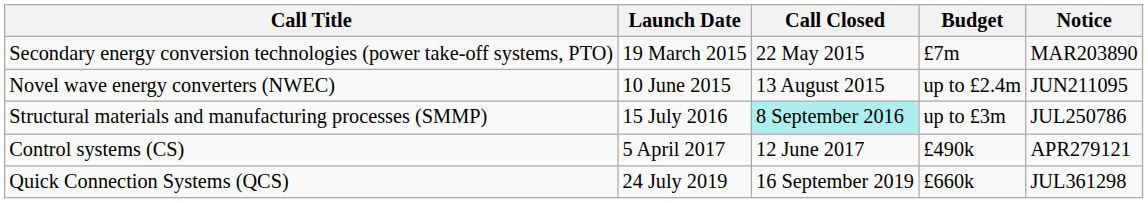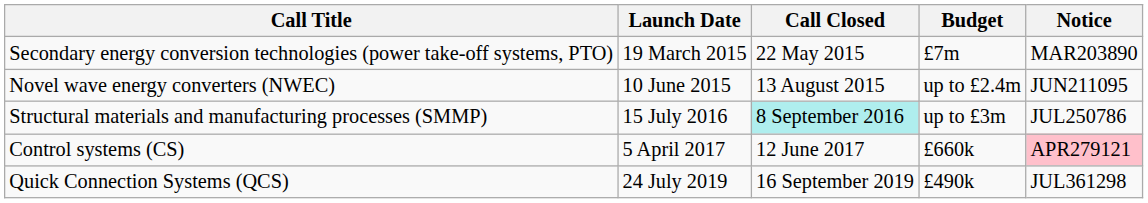(949, 149) £490k -> (949, 149) £660k
(1081, 149) no background -> (1081, 149) pink background
(949, 181) £660k -> (949, 181) £490k
